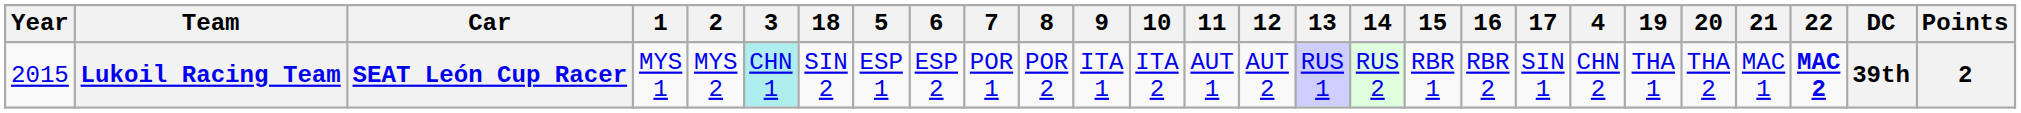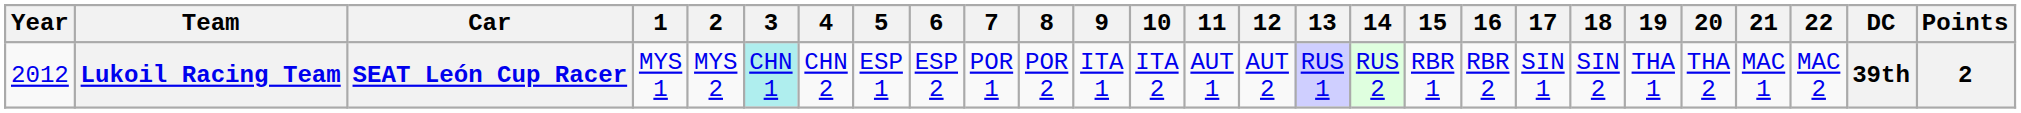columns swapped: (1598, 24) <-> (826, 24)
(40, 75) 2015 -> (40, 75) 2012
(1819, 75) bold -> (1819, 75) normal
